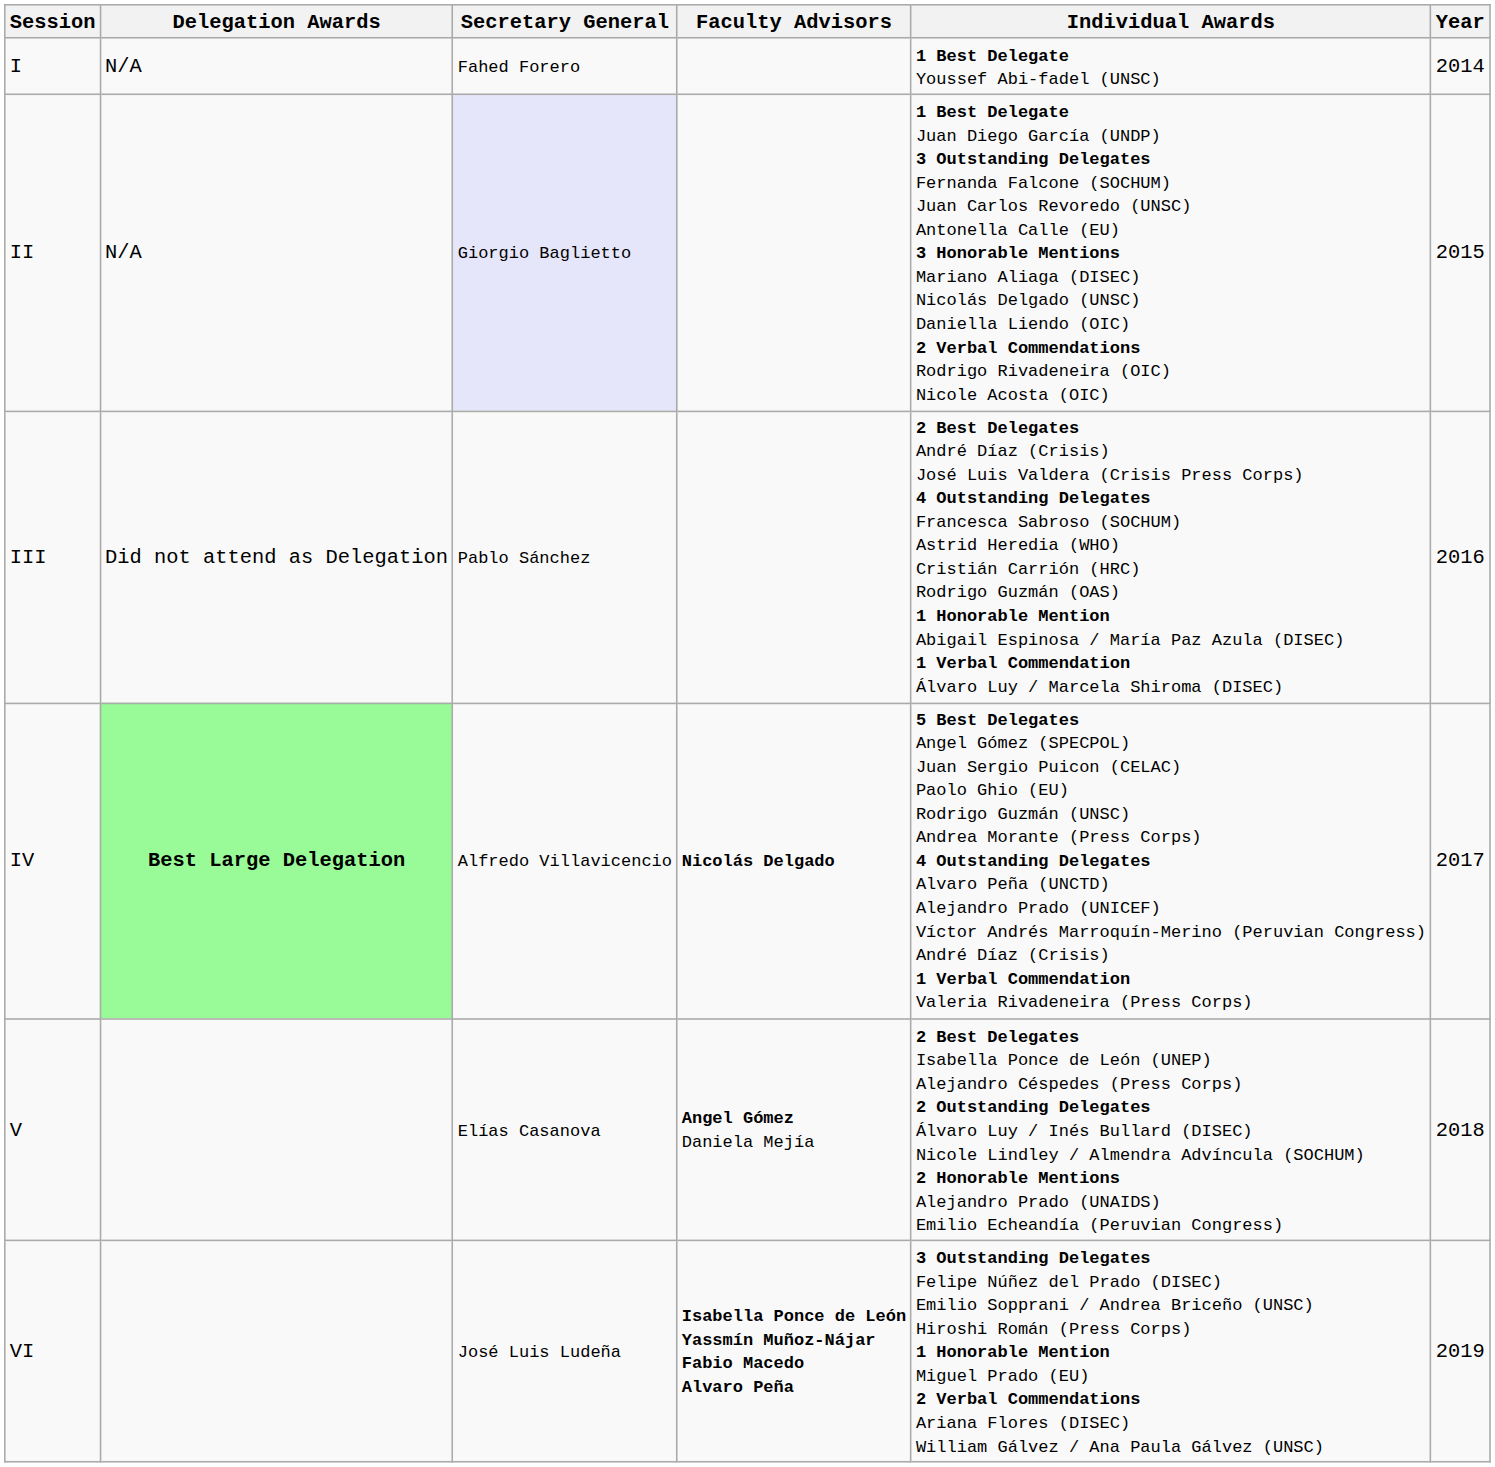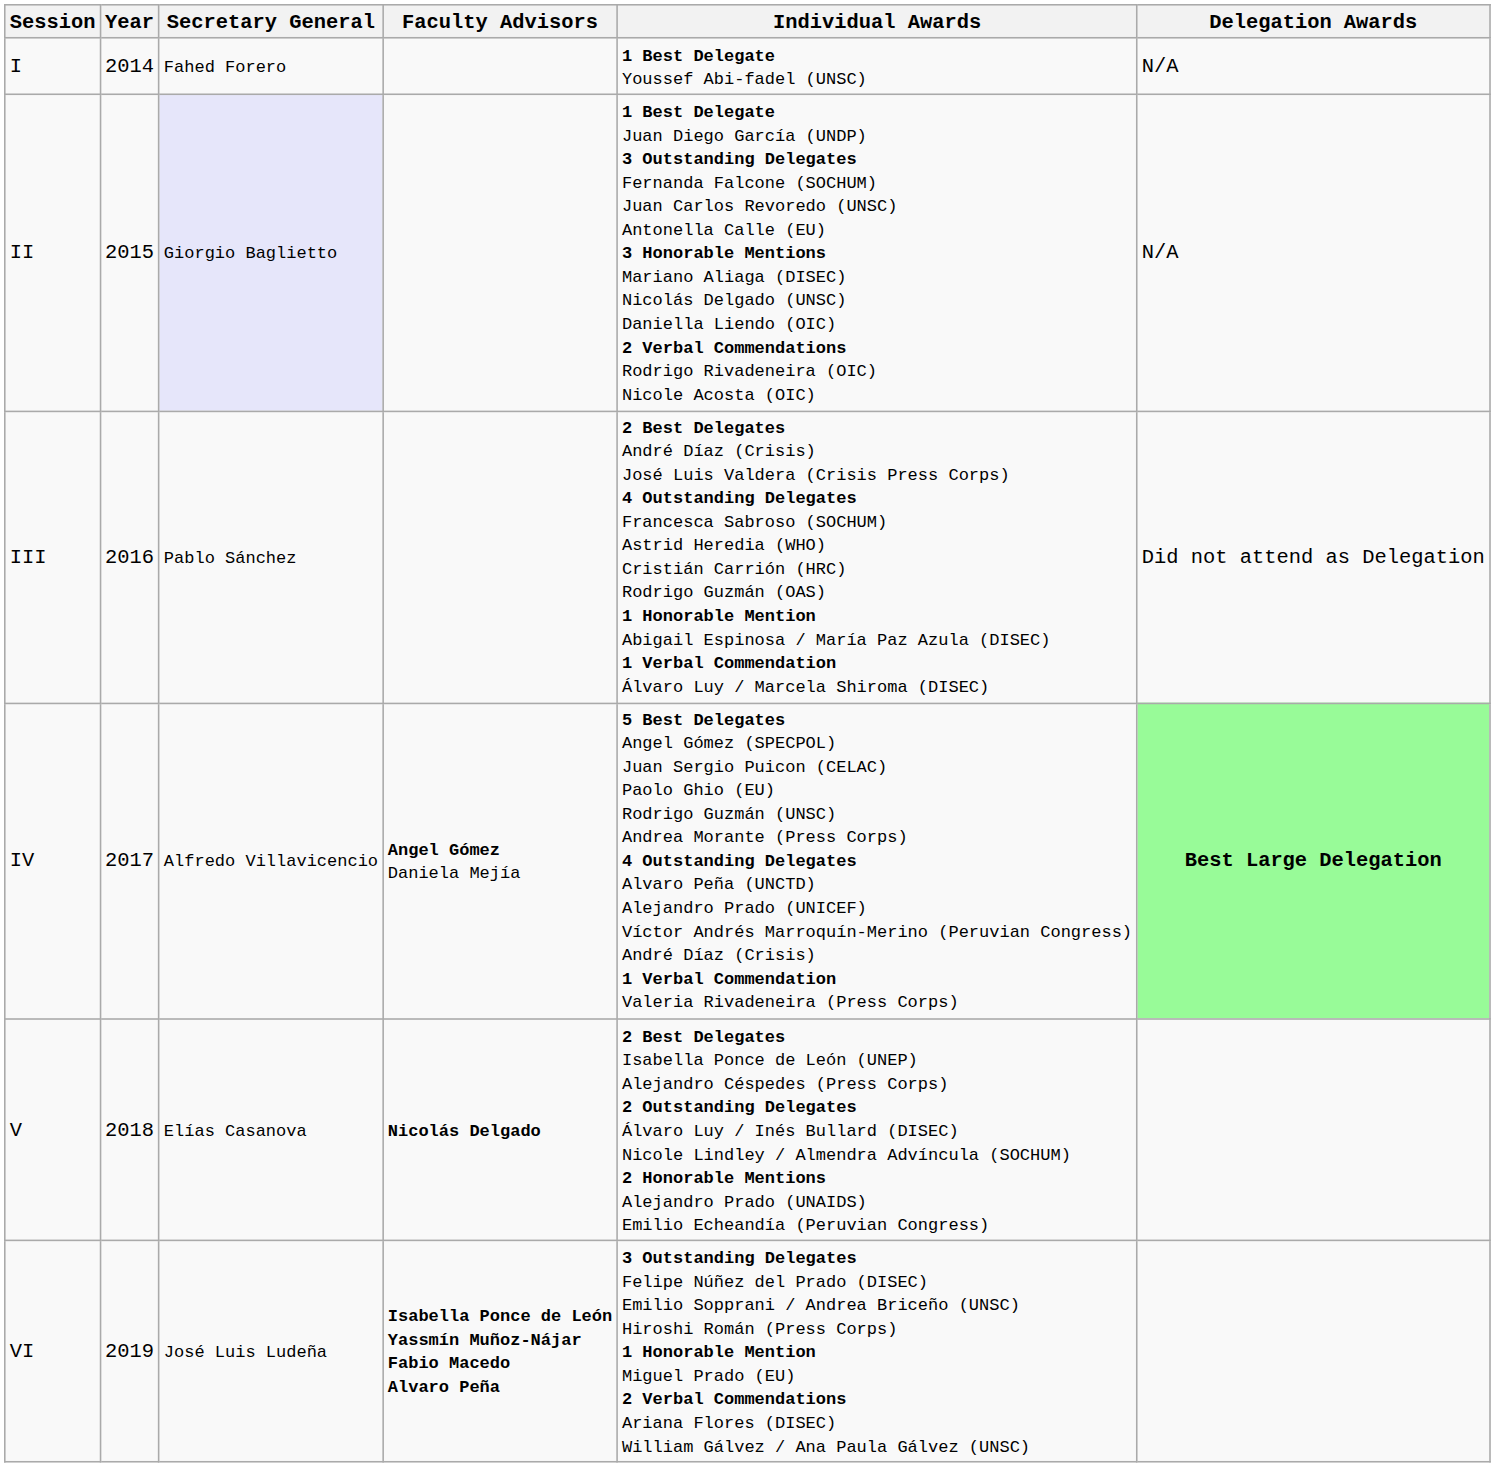columns swapped: (1460, 21) <-> (277, 21)
(758, 862) Nicolás Delgado -> (454, 862) Angel Gómez Daniela Mejía
(748, 1131) Angel Gómez Daniela Mejía -> (464, 1131) Nicolás Delgado
